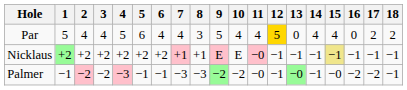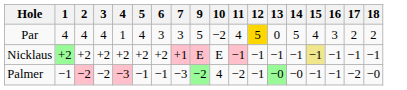- column: (200, 14)
(65, 34) 5 -> (65, 34) 4
(123, 34) 5 -> (123, 34) 1
(142, 34) 6 -> (142, 34) 4
(161, 34) 4 -> (161, 34) 3
(180, 34) 4 -> (180, 34) 3
(238, 34) 4 -> (219, 34) −2
(315, 34) 4 -> (296, 34) 5
(354, 34) 0 -> (335, 34) 3
(258, 54) −0 -> (238, 54) −1
(238, 74) −2 -> (219, 74) 4
(258, 74) −0 -> (238, 74) −2
(315, 74) −1 -> (296, 74) −0
(335, 74) −0 -> (315, 74) −1
(354, 74) −2 -> (335, 74) −1
(393, 74) −1 -> (373, 74) −0
